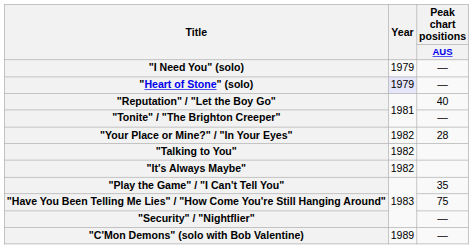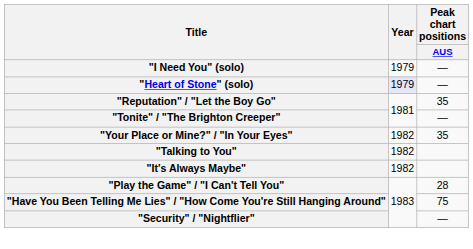(443, 101) 40 -> (443, 101) 35
(443, 135) 28 -> (443, 135) 35
(443, 185) 35 -> (443, 185) 28
- row: (196, 235)
